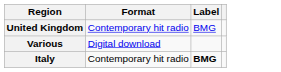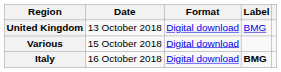+ column: (125, 12)
(138, 28) Contemporary hit radio -> (203, 28) Digital download
(138, 59) Contemporary hit radio -> (203, 59) Digital download
